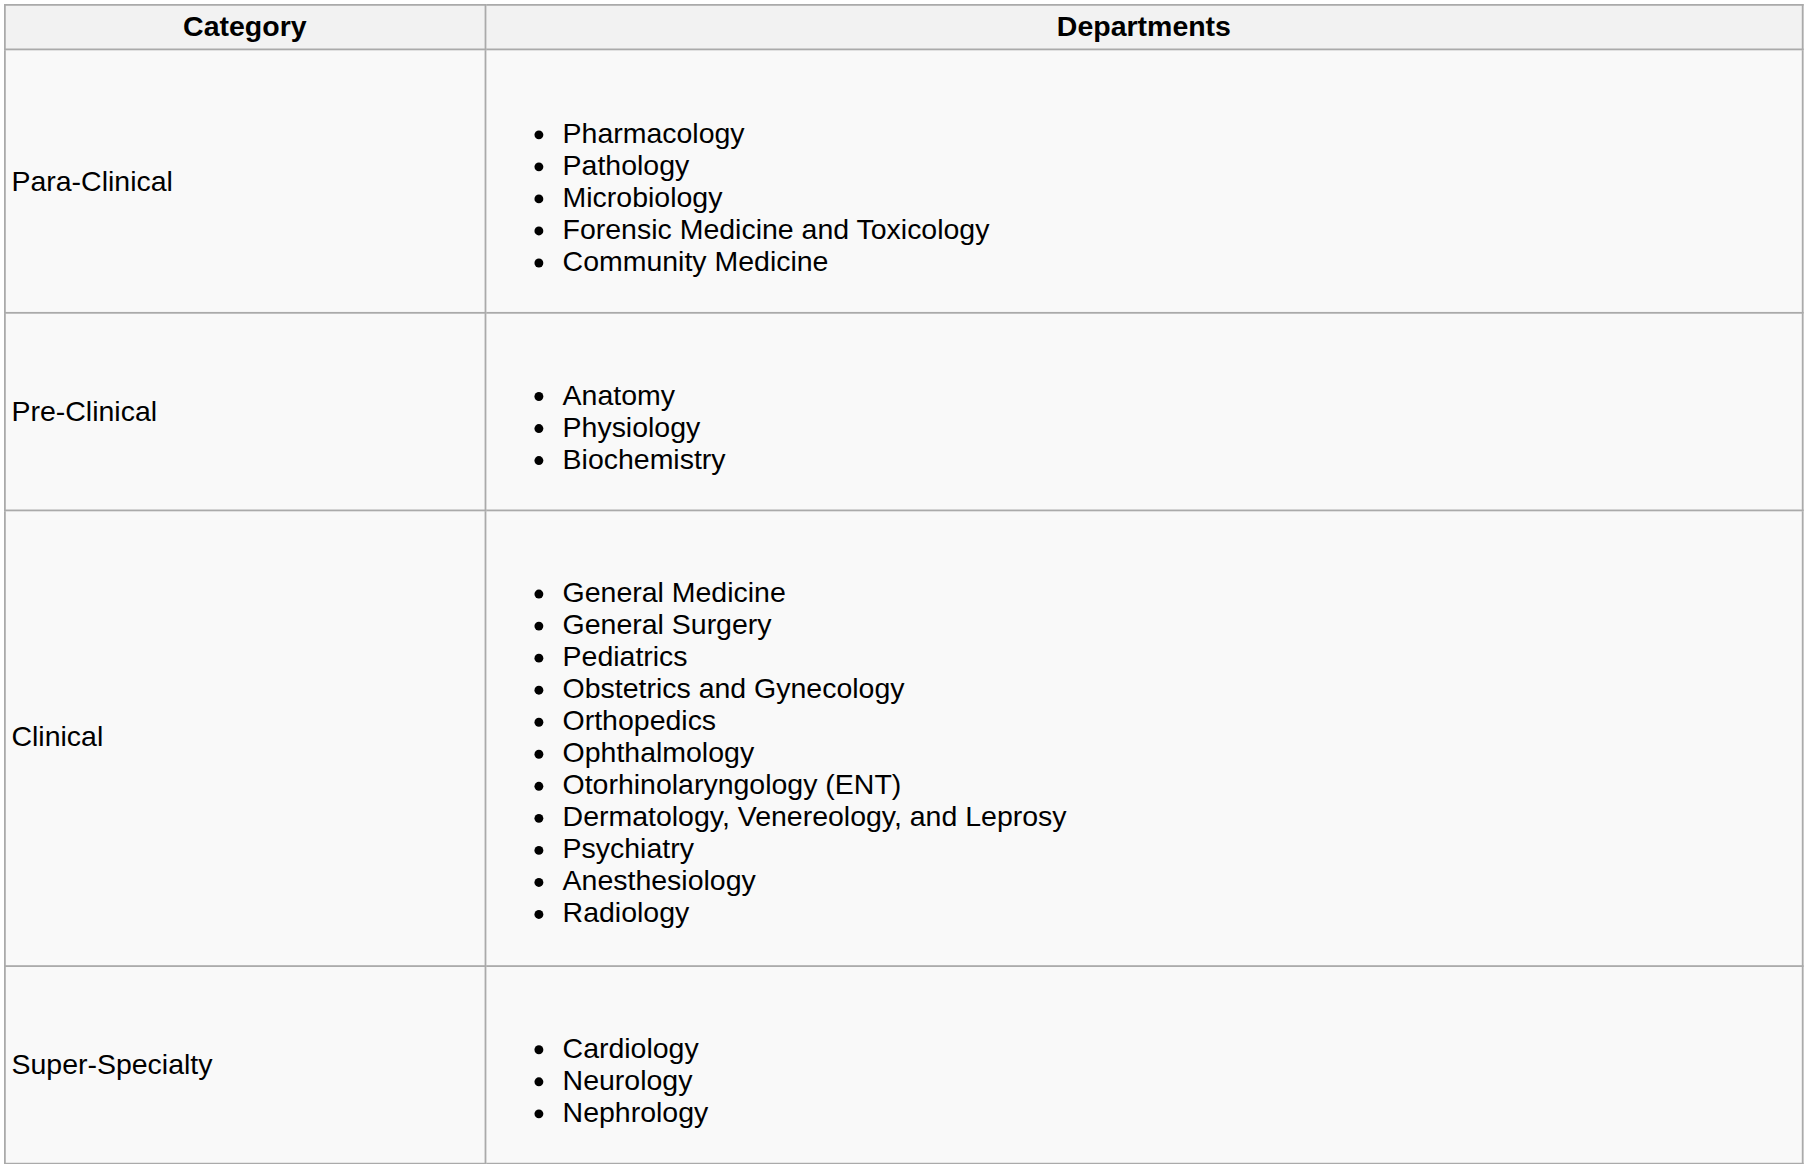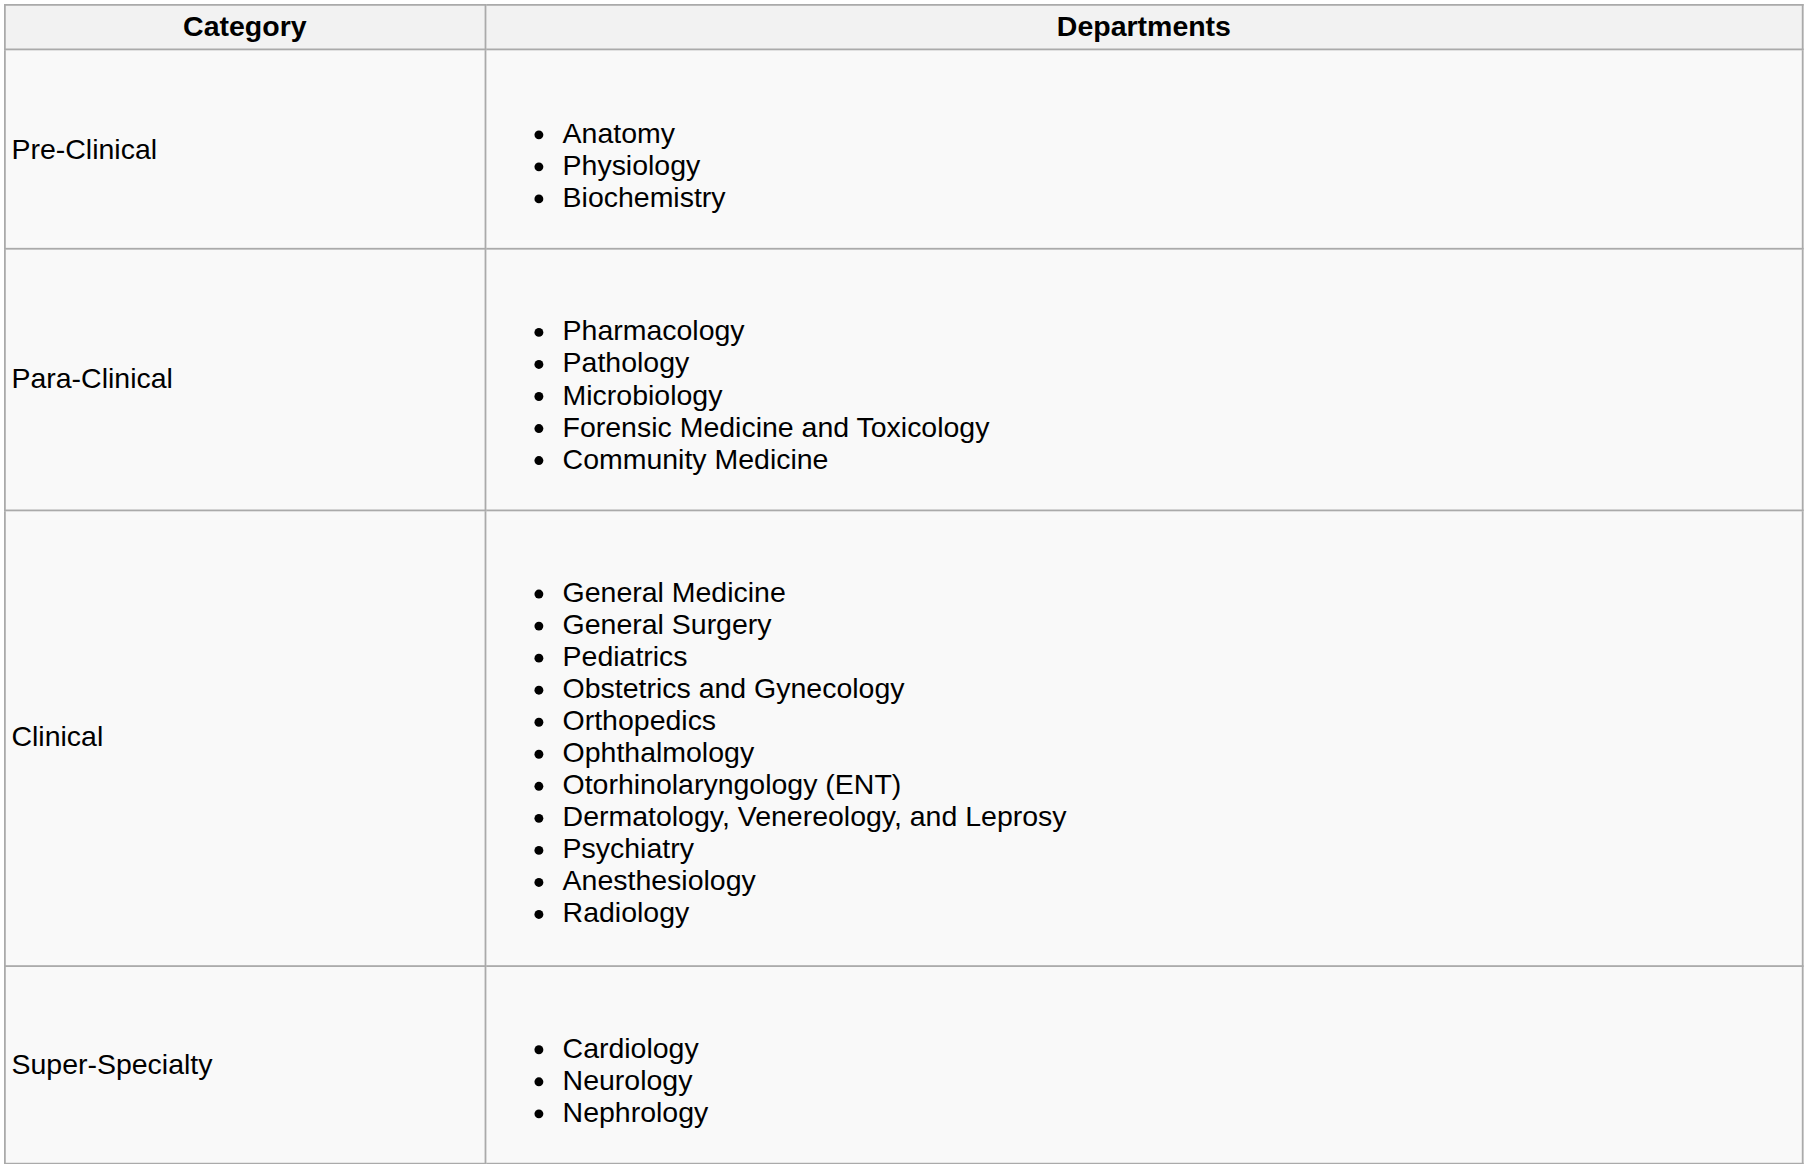rows swapped: (84, 411) <-> (92, 180)
